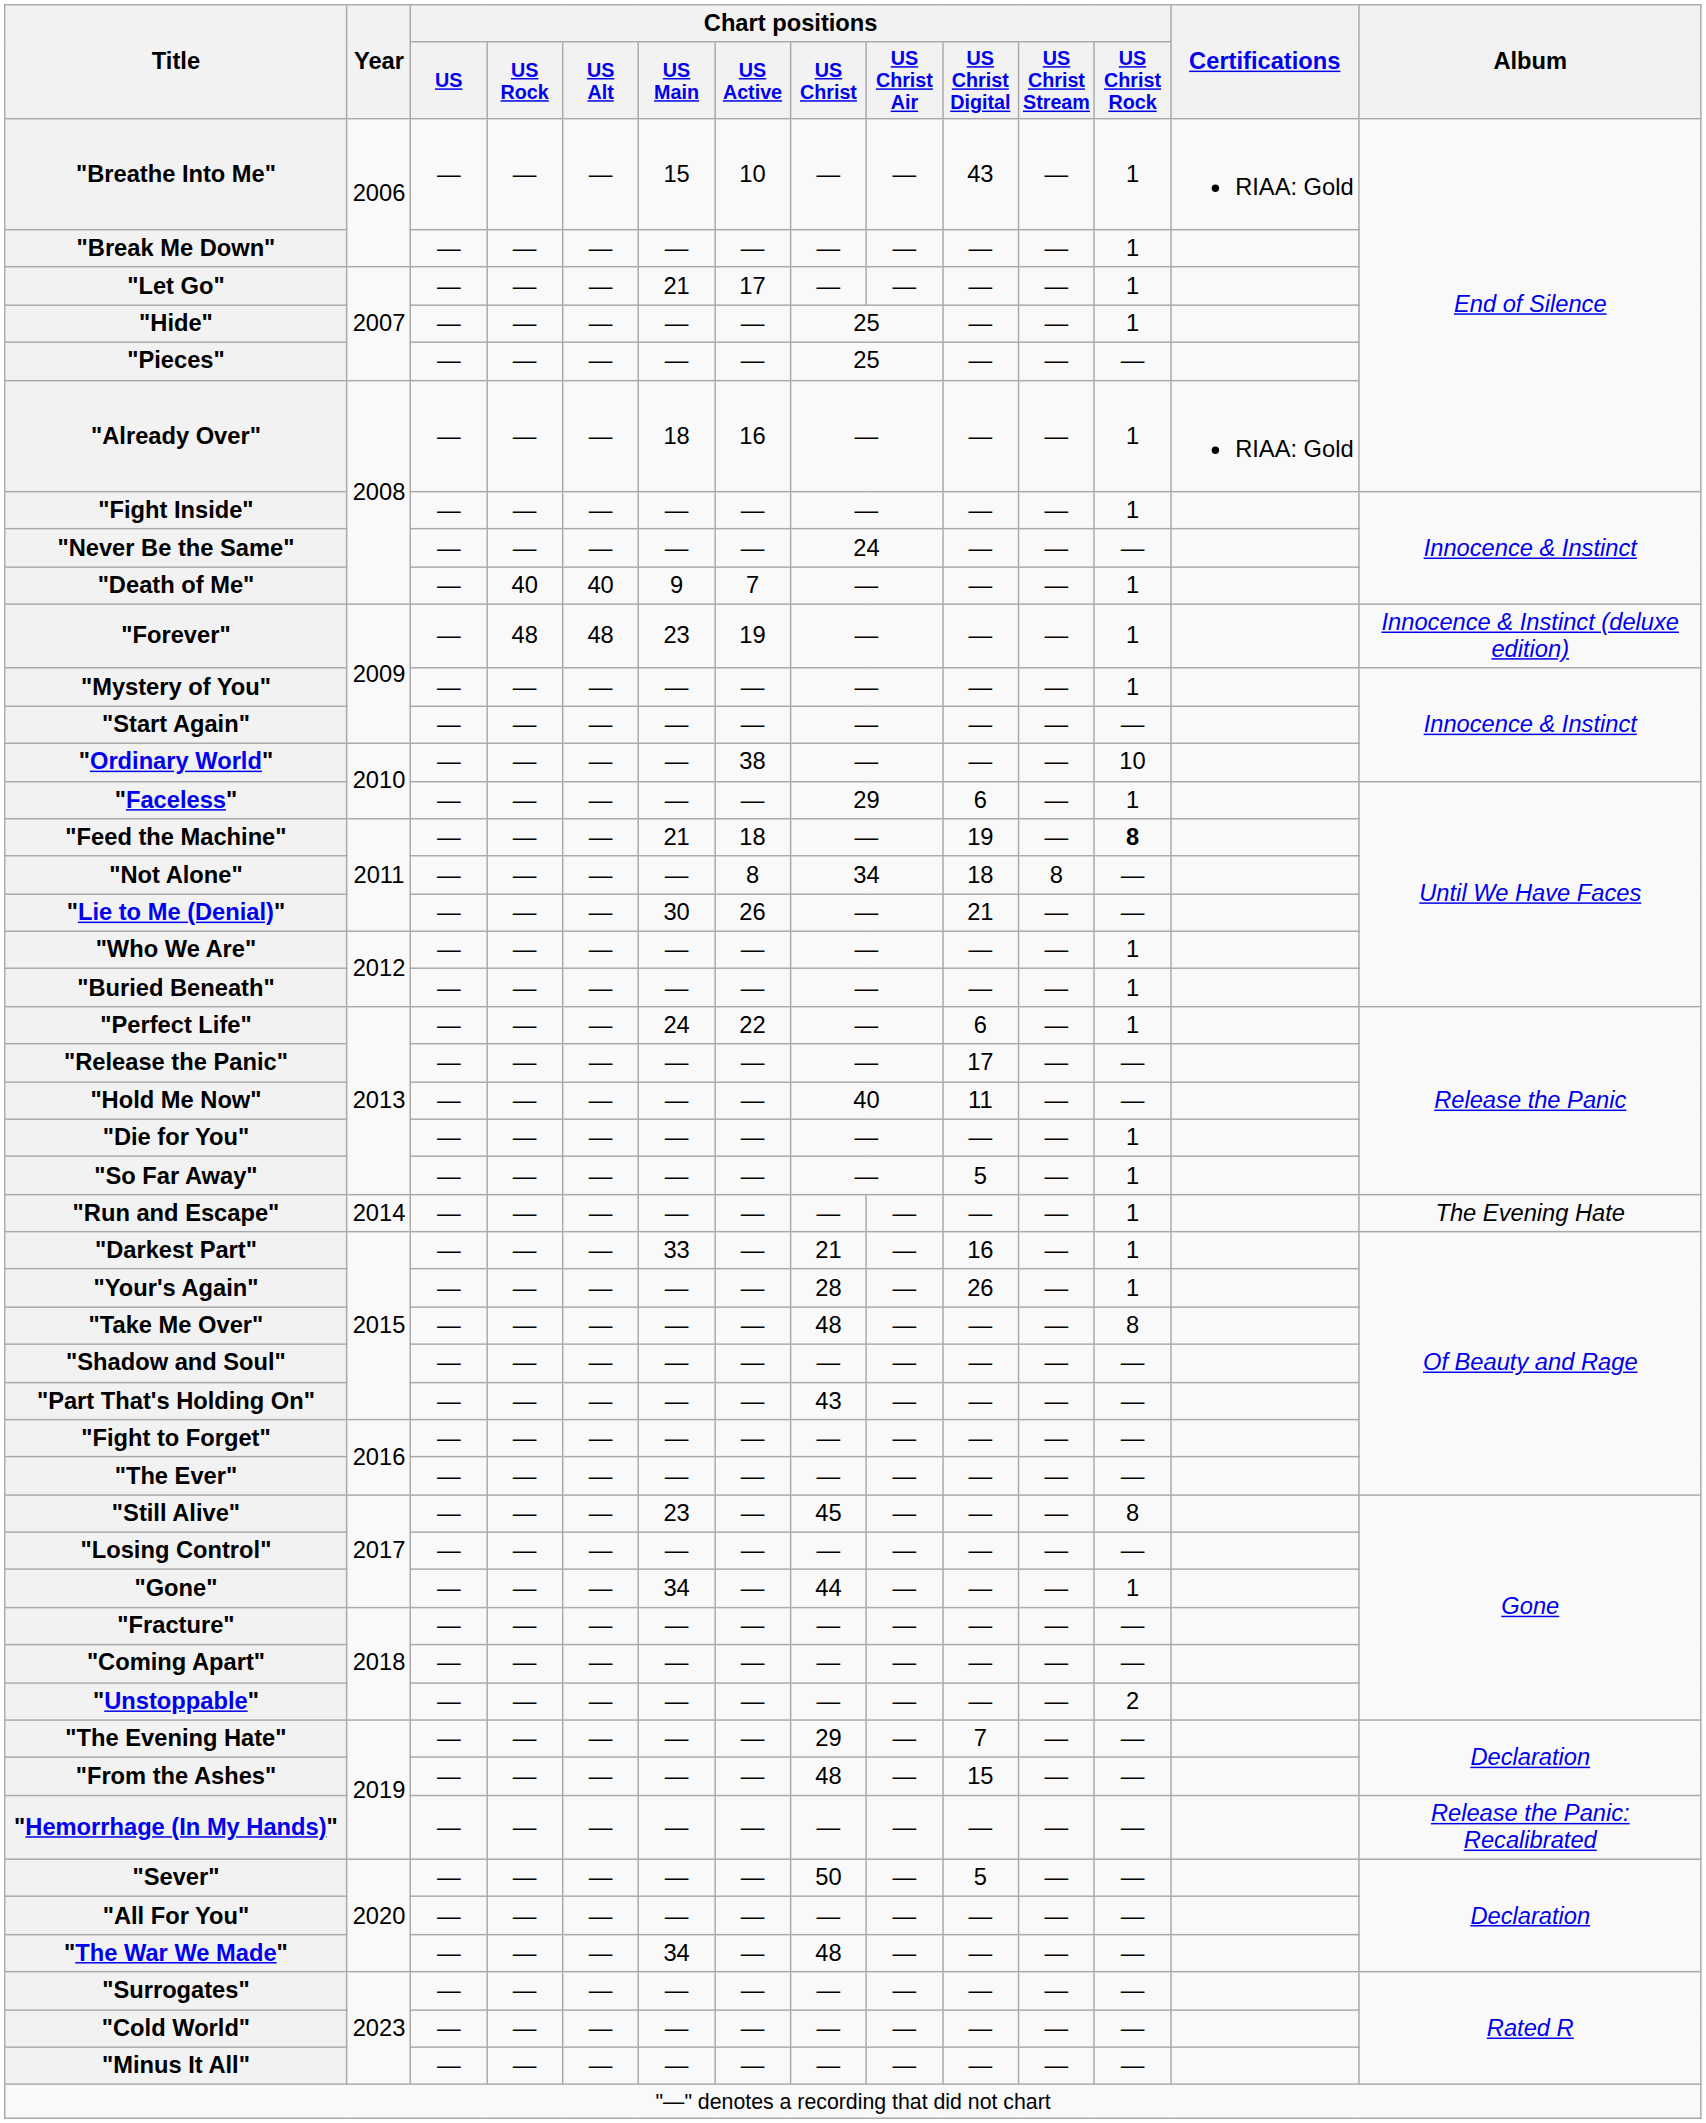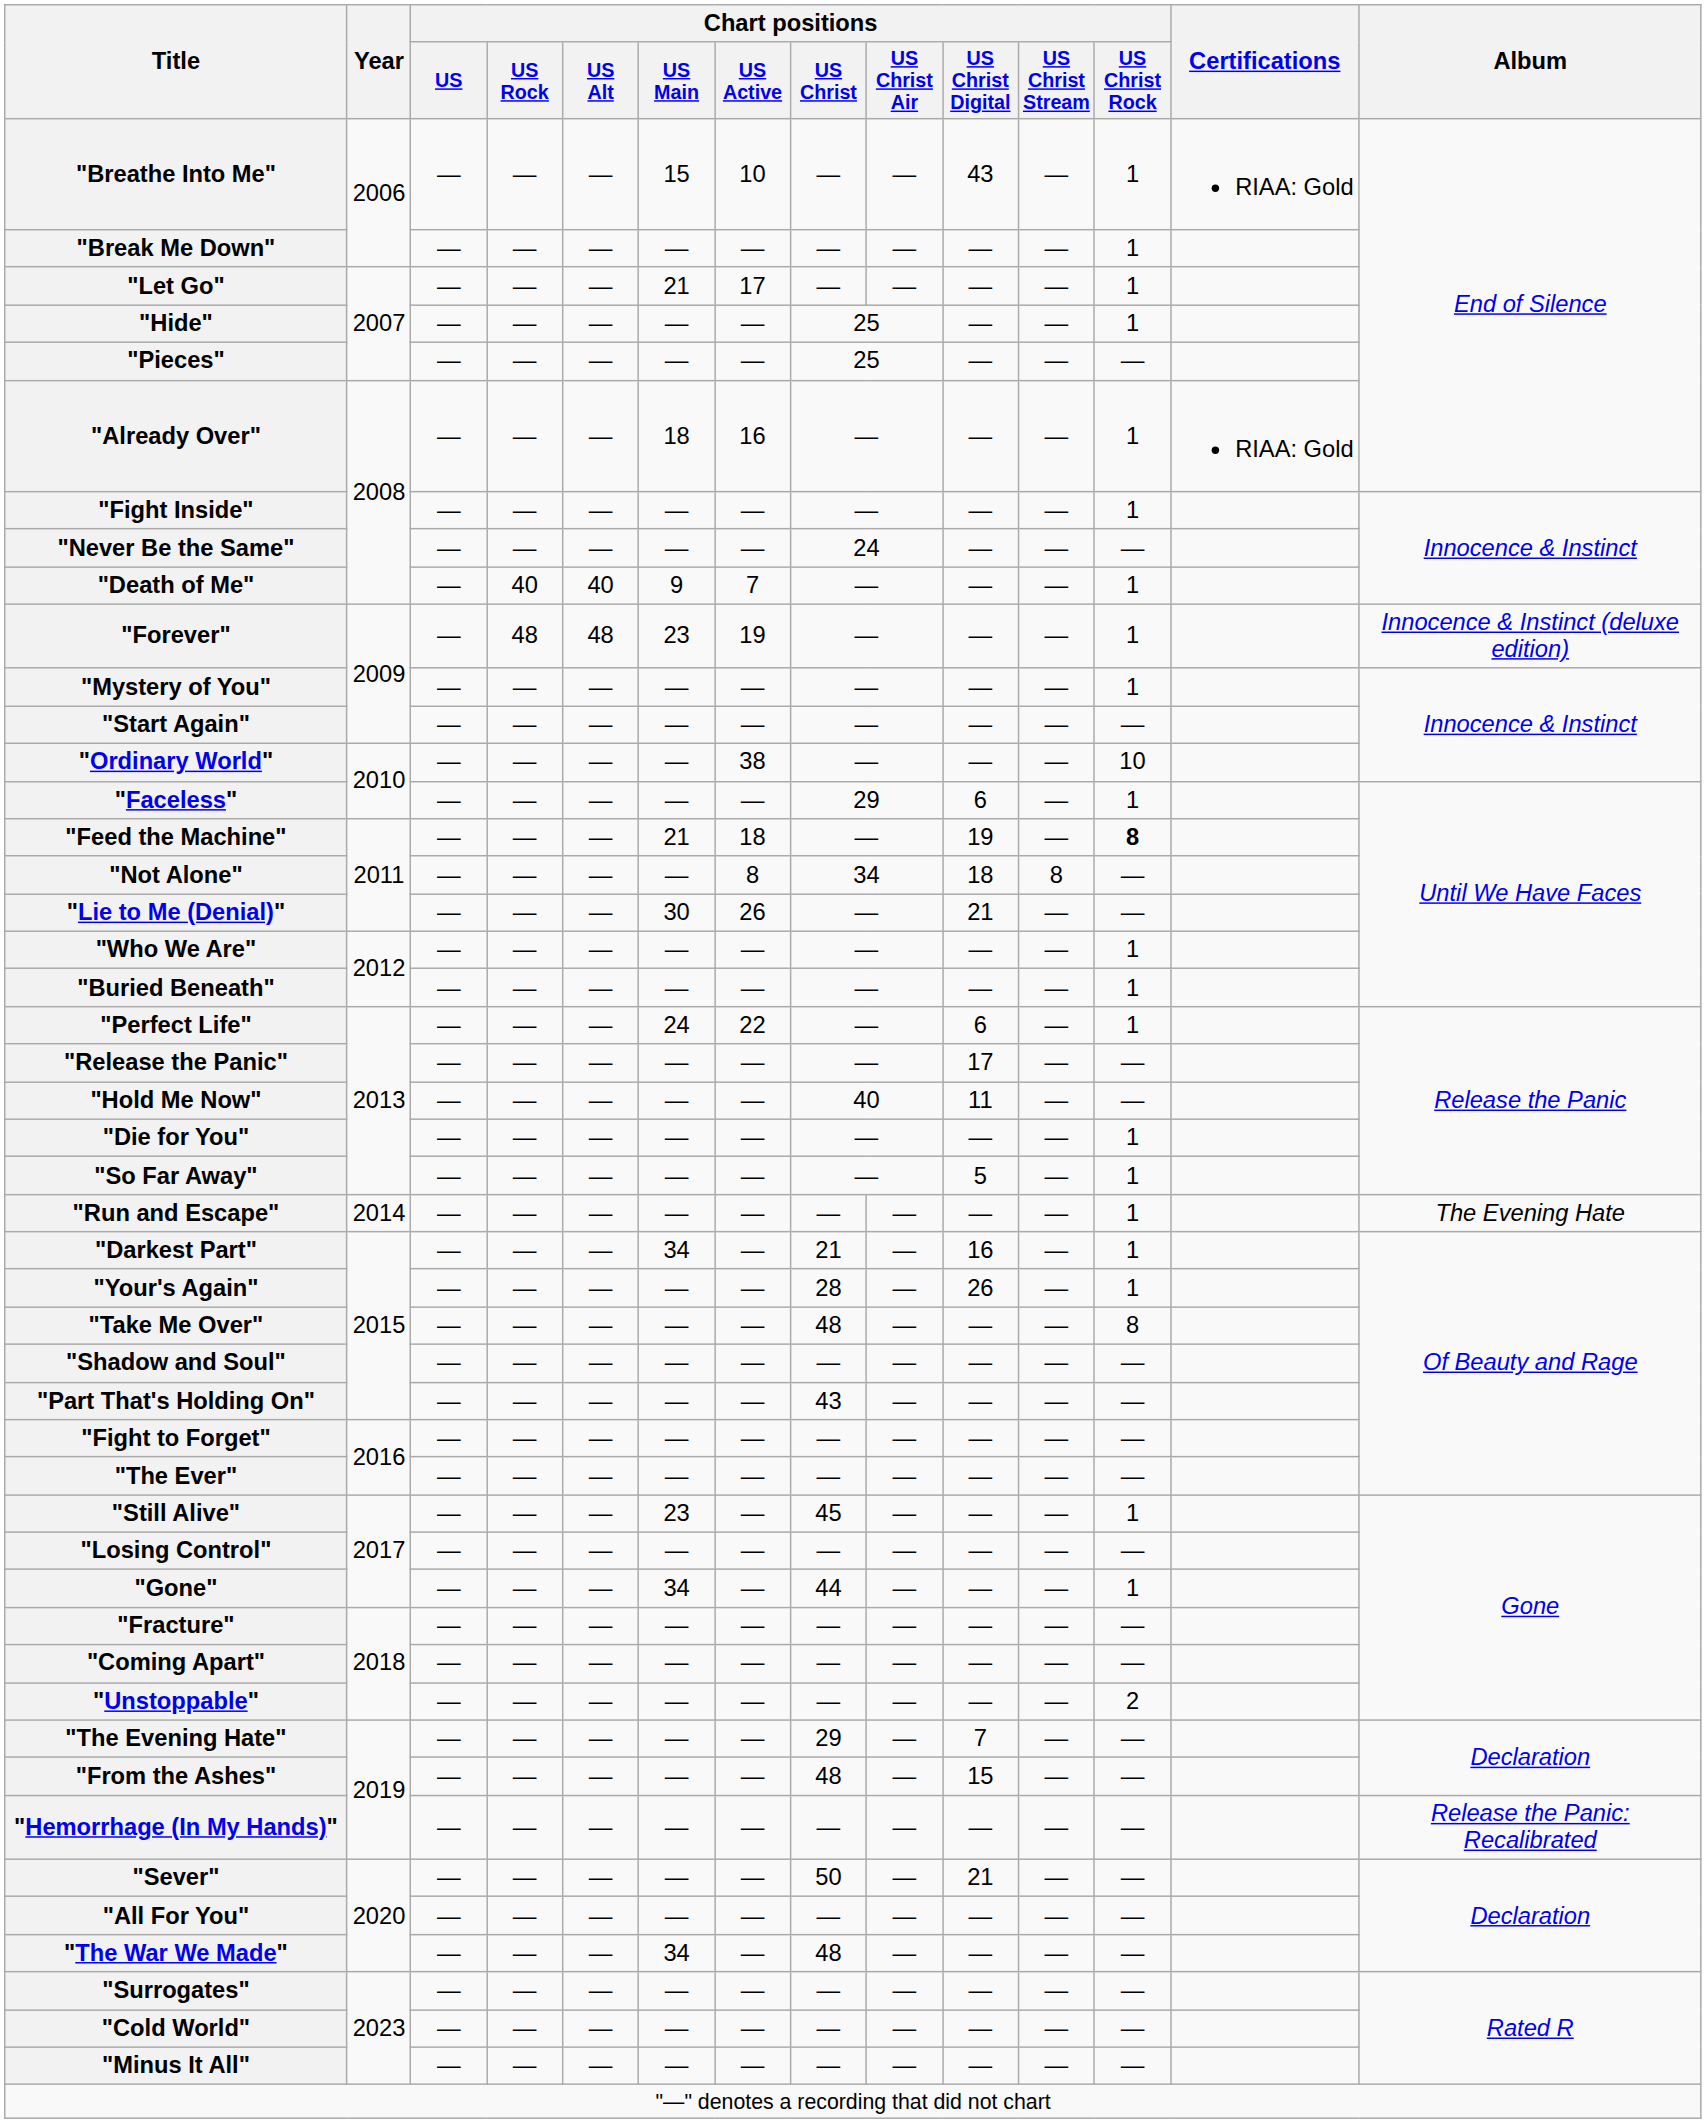(677, 1250) 33 -> (677, 1250) 34
(1133, 1513) 8 -> (1133, 1513) 1
(980, 1877) 5 -> (980, 1877) 21
